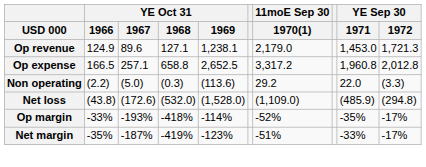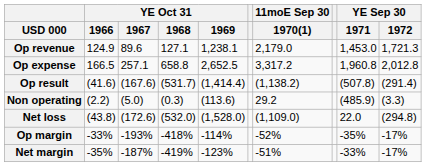+ row: (44, 83)
(350, 83) 22.0 -> (357, 100) (485.9)
(357, 100) (485.9) -> (350, 118) 22.0
